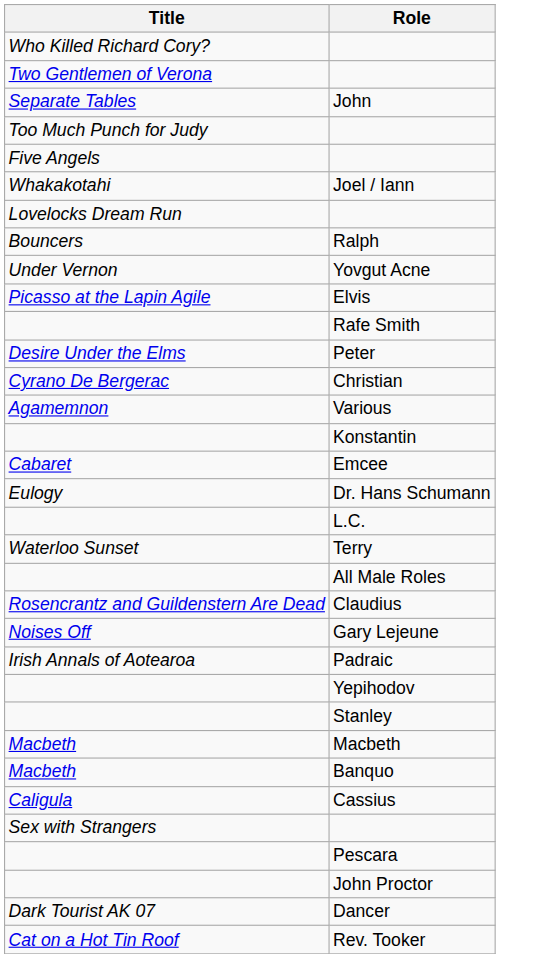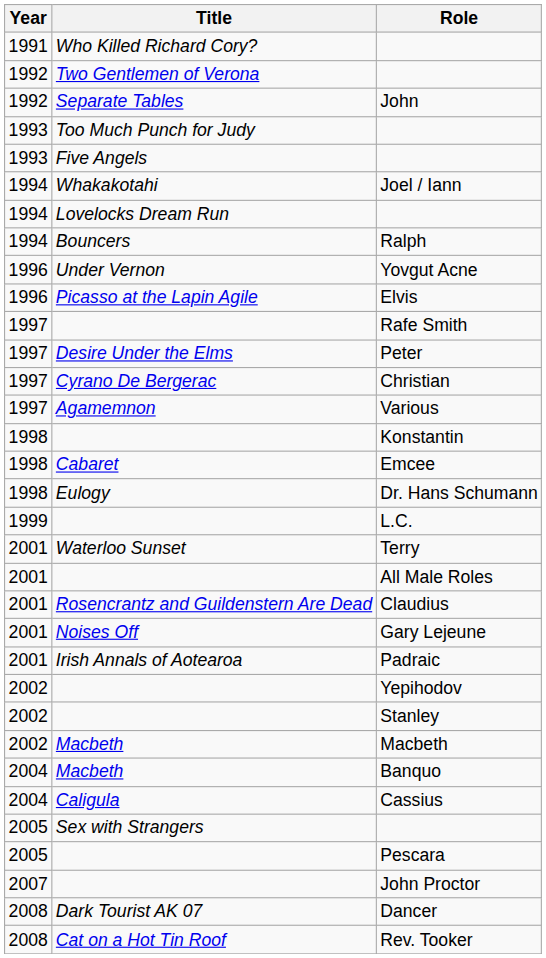+ column: (28, 18)
